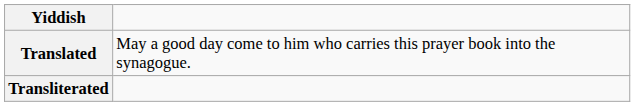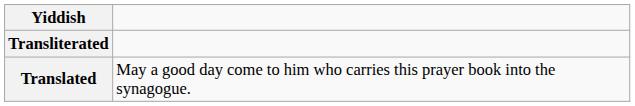rows swapped: (59, 88) <-> (59, 52)
